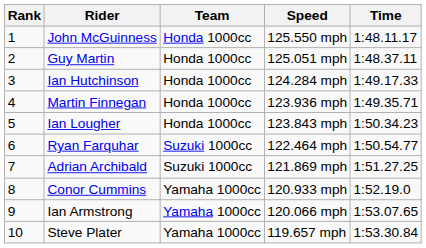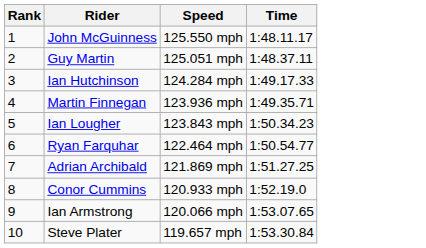- column: (212, 15)
